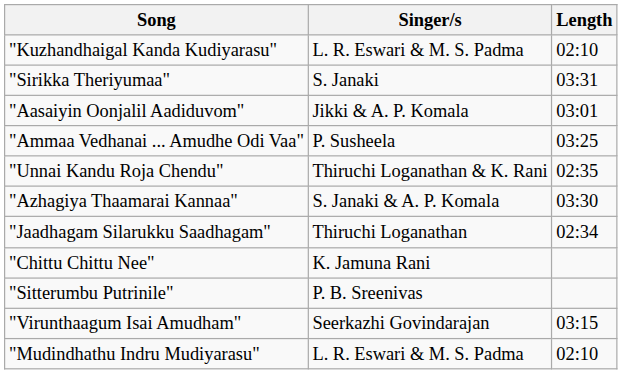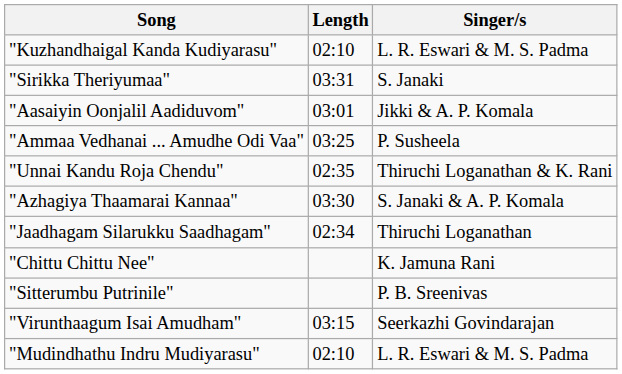columns swapped: (430, 19) <-> (584, 19)
